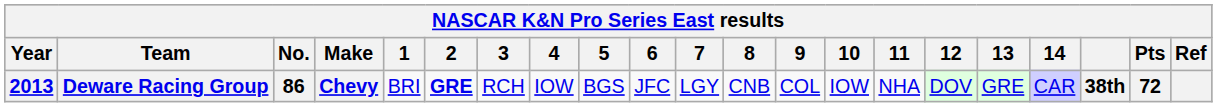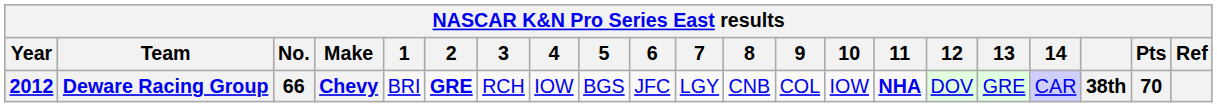(31, 86) 2013 -> (31, 86) 2012
(294, 86) 86 -> (294, 86) 66
(899, 86) normal -> (900, 86) bold
(1150, 86) 72 -> (1151, 86) 70
